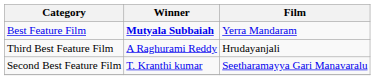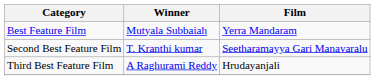(170, 30) bold -> (167, 30) normal
rows swapped: (64, 65) <-> (60, 48)
